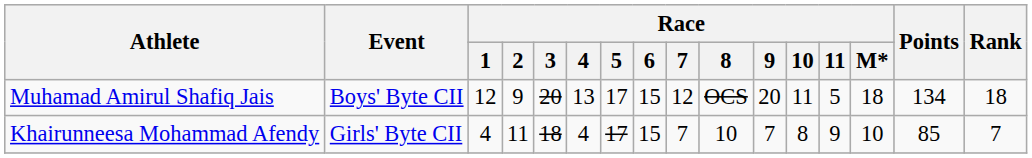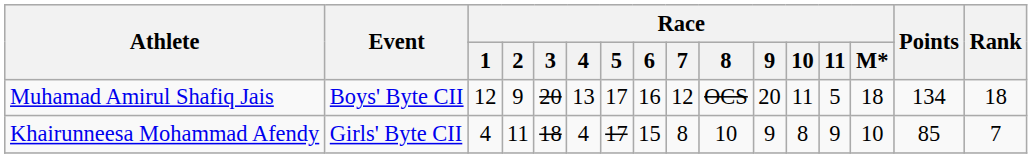(649, 97) 15 -> (649, 97) 16
(682, 134) 7 -> (682, 134) 8
(770, 134) 7 -> (770, 134) 9
